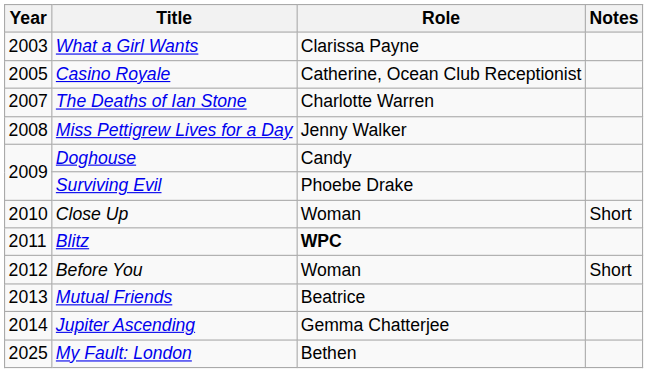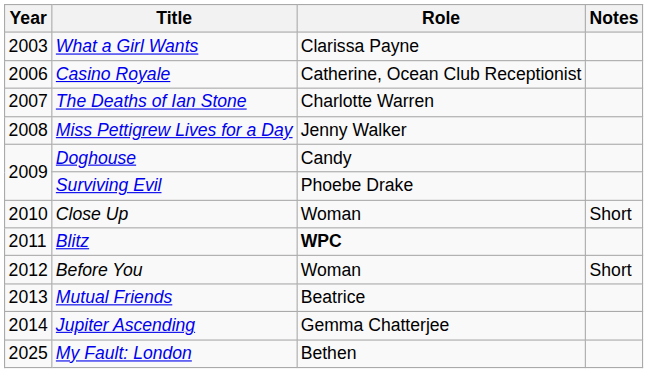(28, 74) 2005 -> (28, 74) 2006
